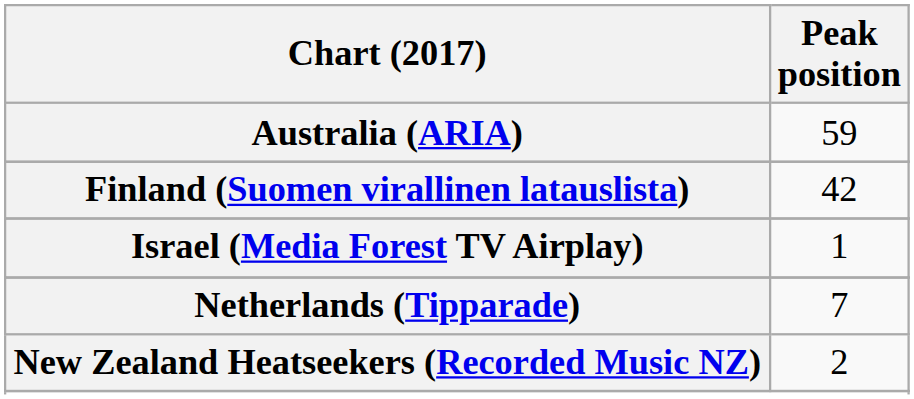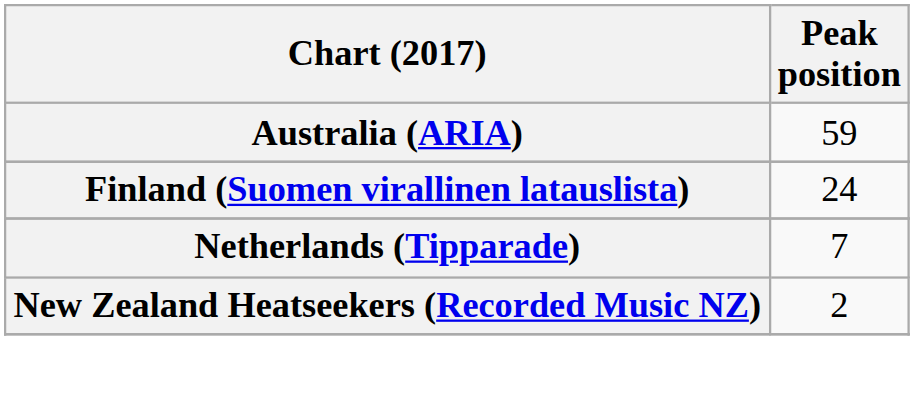(839, 189) 42 -> (839, 189) 24
- row: (387, 246)
